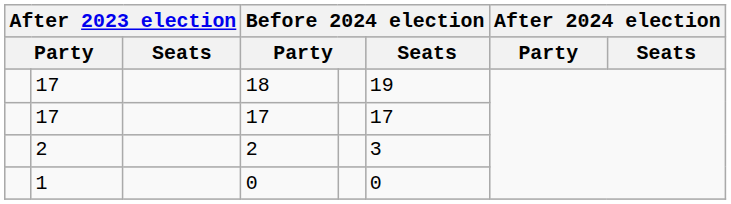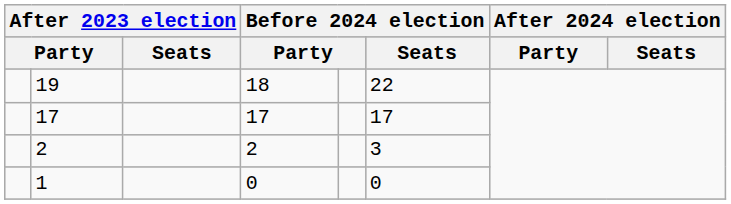(48, 86) 17 -> (48, 86) 19
(382, 86) 19 -> (382, 86) 22
